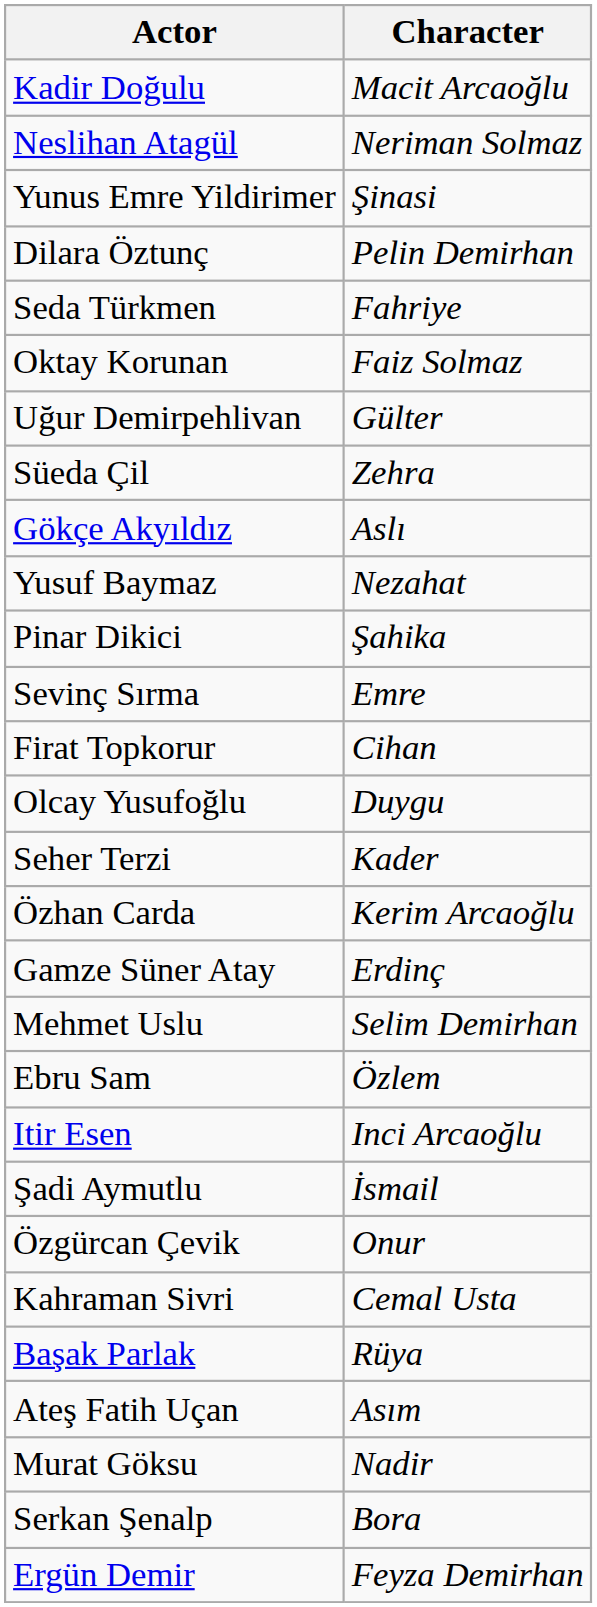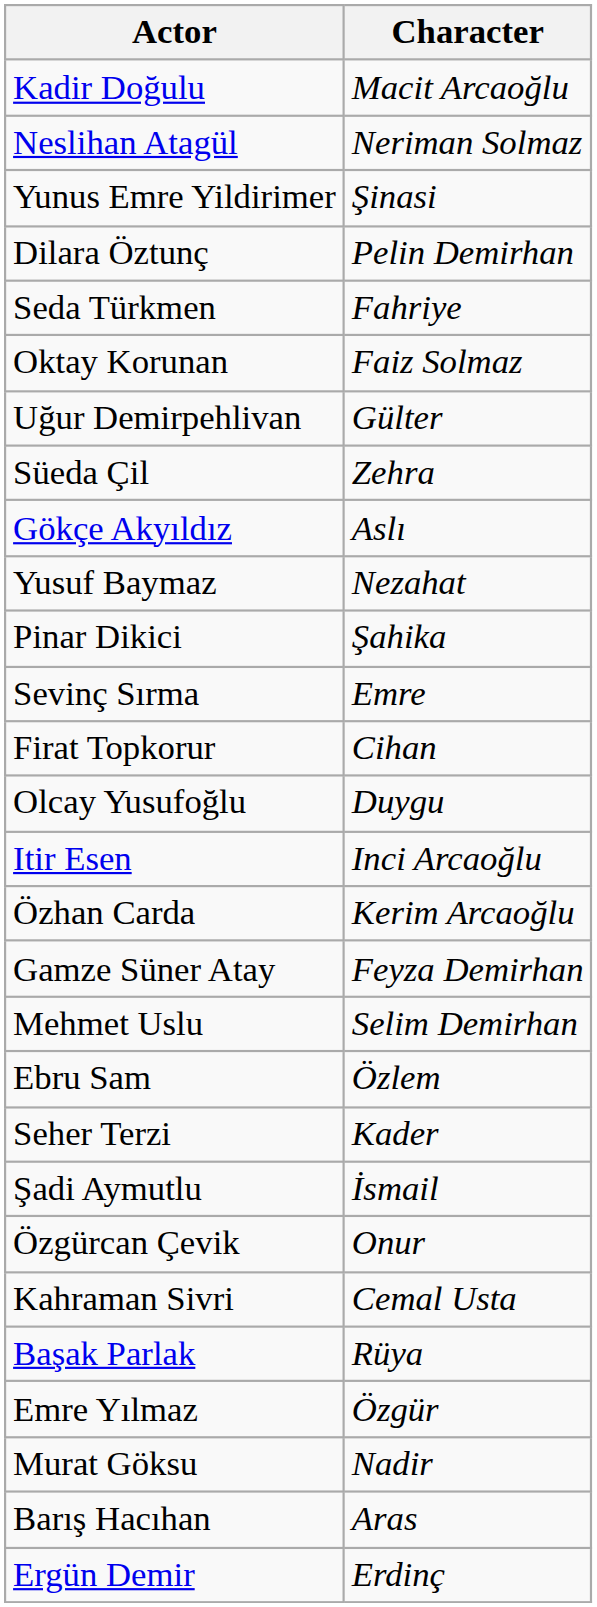rows swapped: (72, 1133) <-> (92, 857)
(398, 968) Erdinç -> (468, 968) Feyza Demirhan
+ row: (105, 1408)
- row: (126, 1408)
- row: (113, 1518)
+ row: (112, 1518)
(468, 1573) Feyza Demirhan -> (398, 1573) Erdinç
